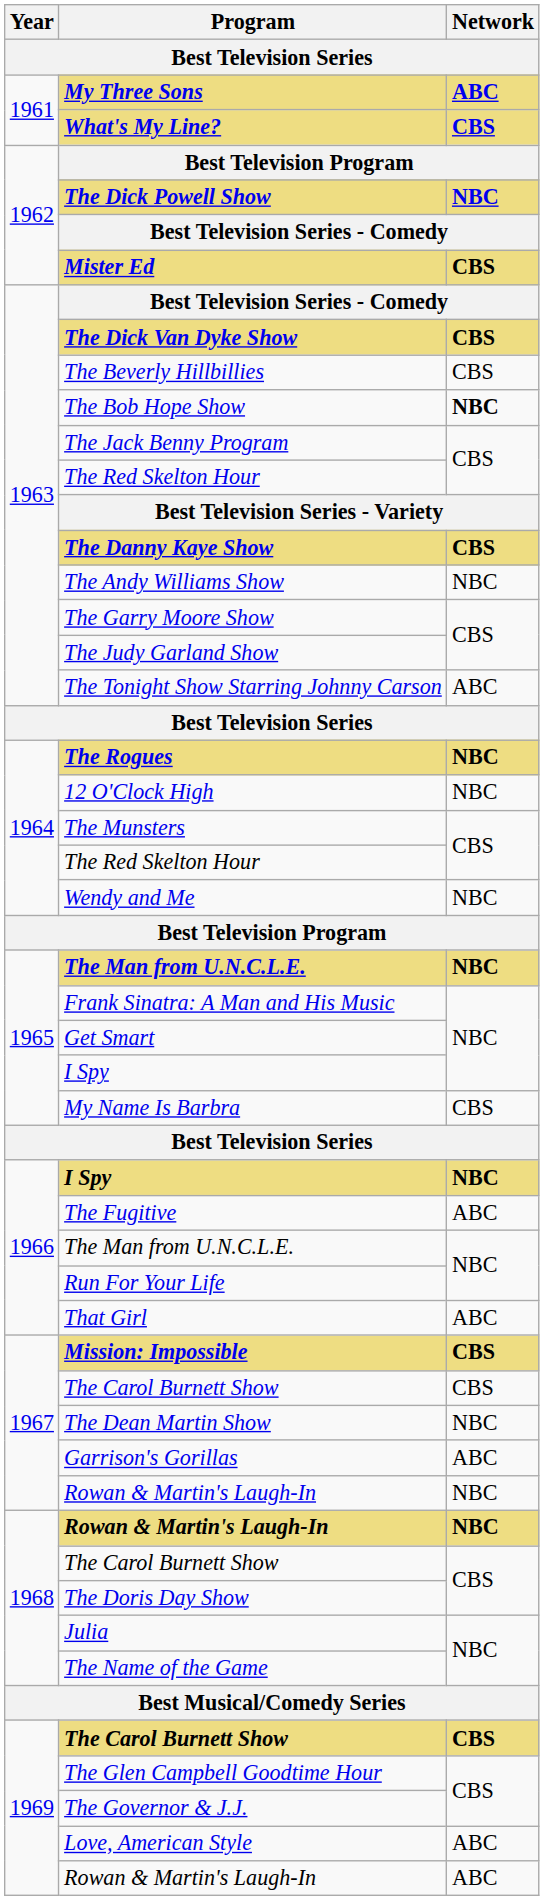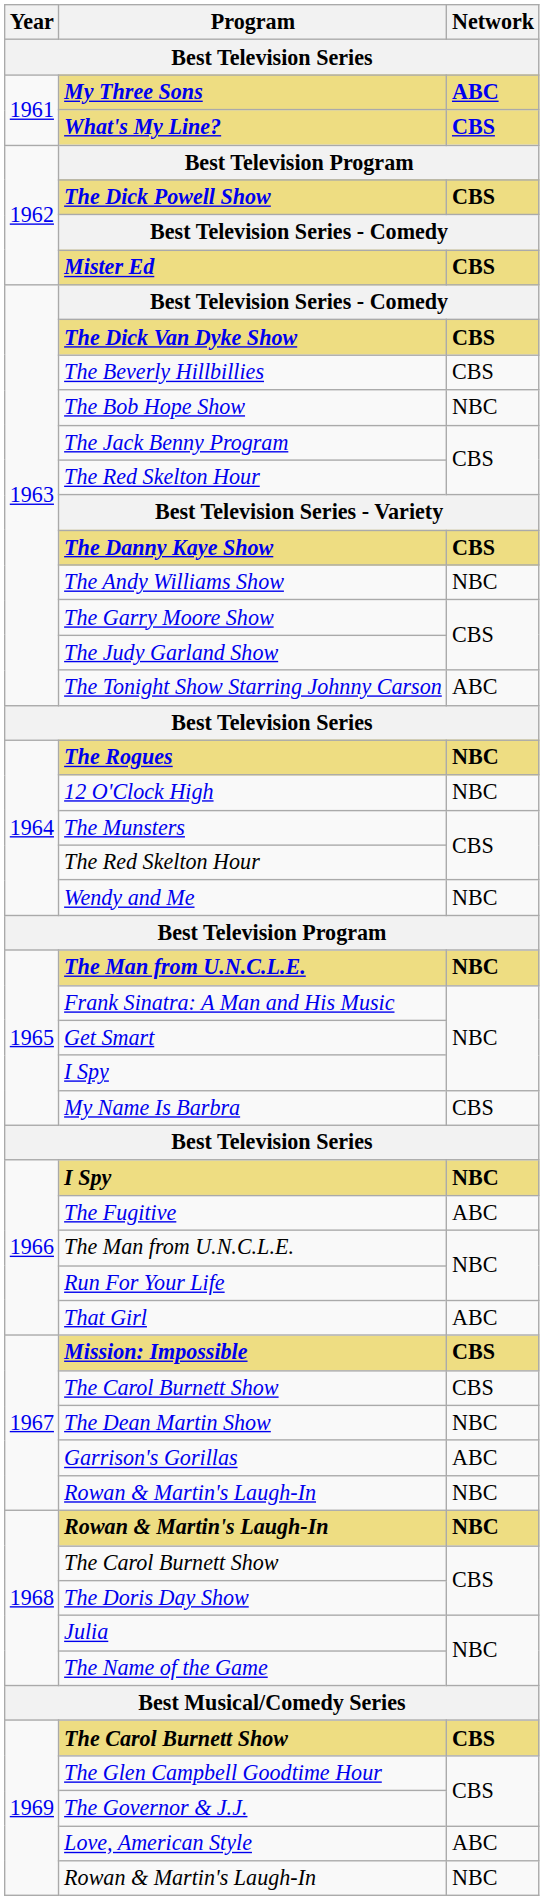(475, 197) NBC -> (473, 197) CBS
(475, 407) bold -> (475, 407) normal
(475, 1877) ABC -> (475, 1877) NBC
